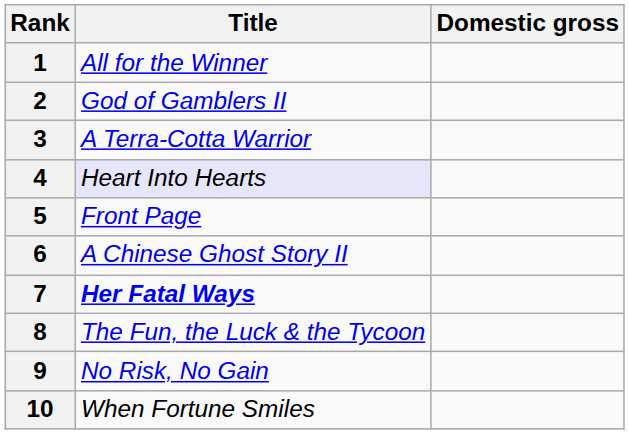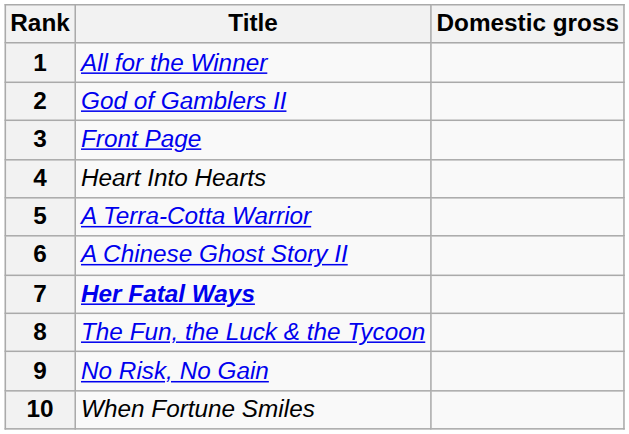(196, 139) A Terra-Cotta Warrior -> (141, 139) Front Page
(174, 178) lavender background -> (174, 178) no background
(141, 216) Front Page -> (196, 216) A Terra-Cotta Warrior
